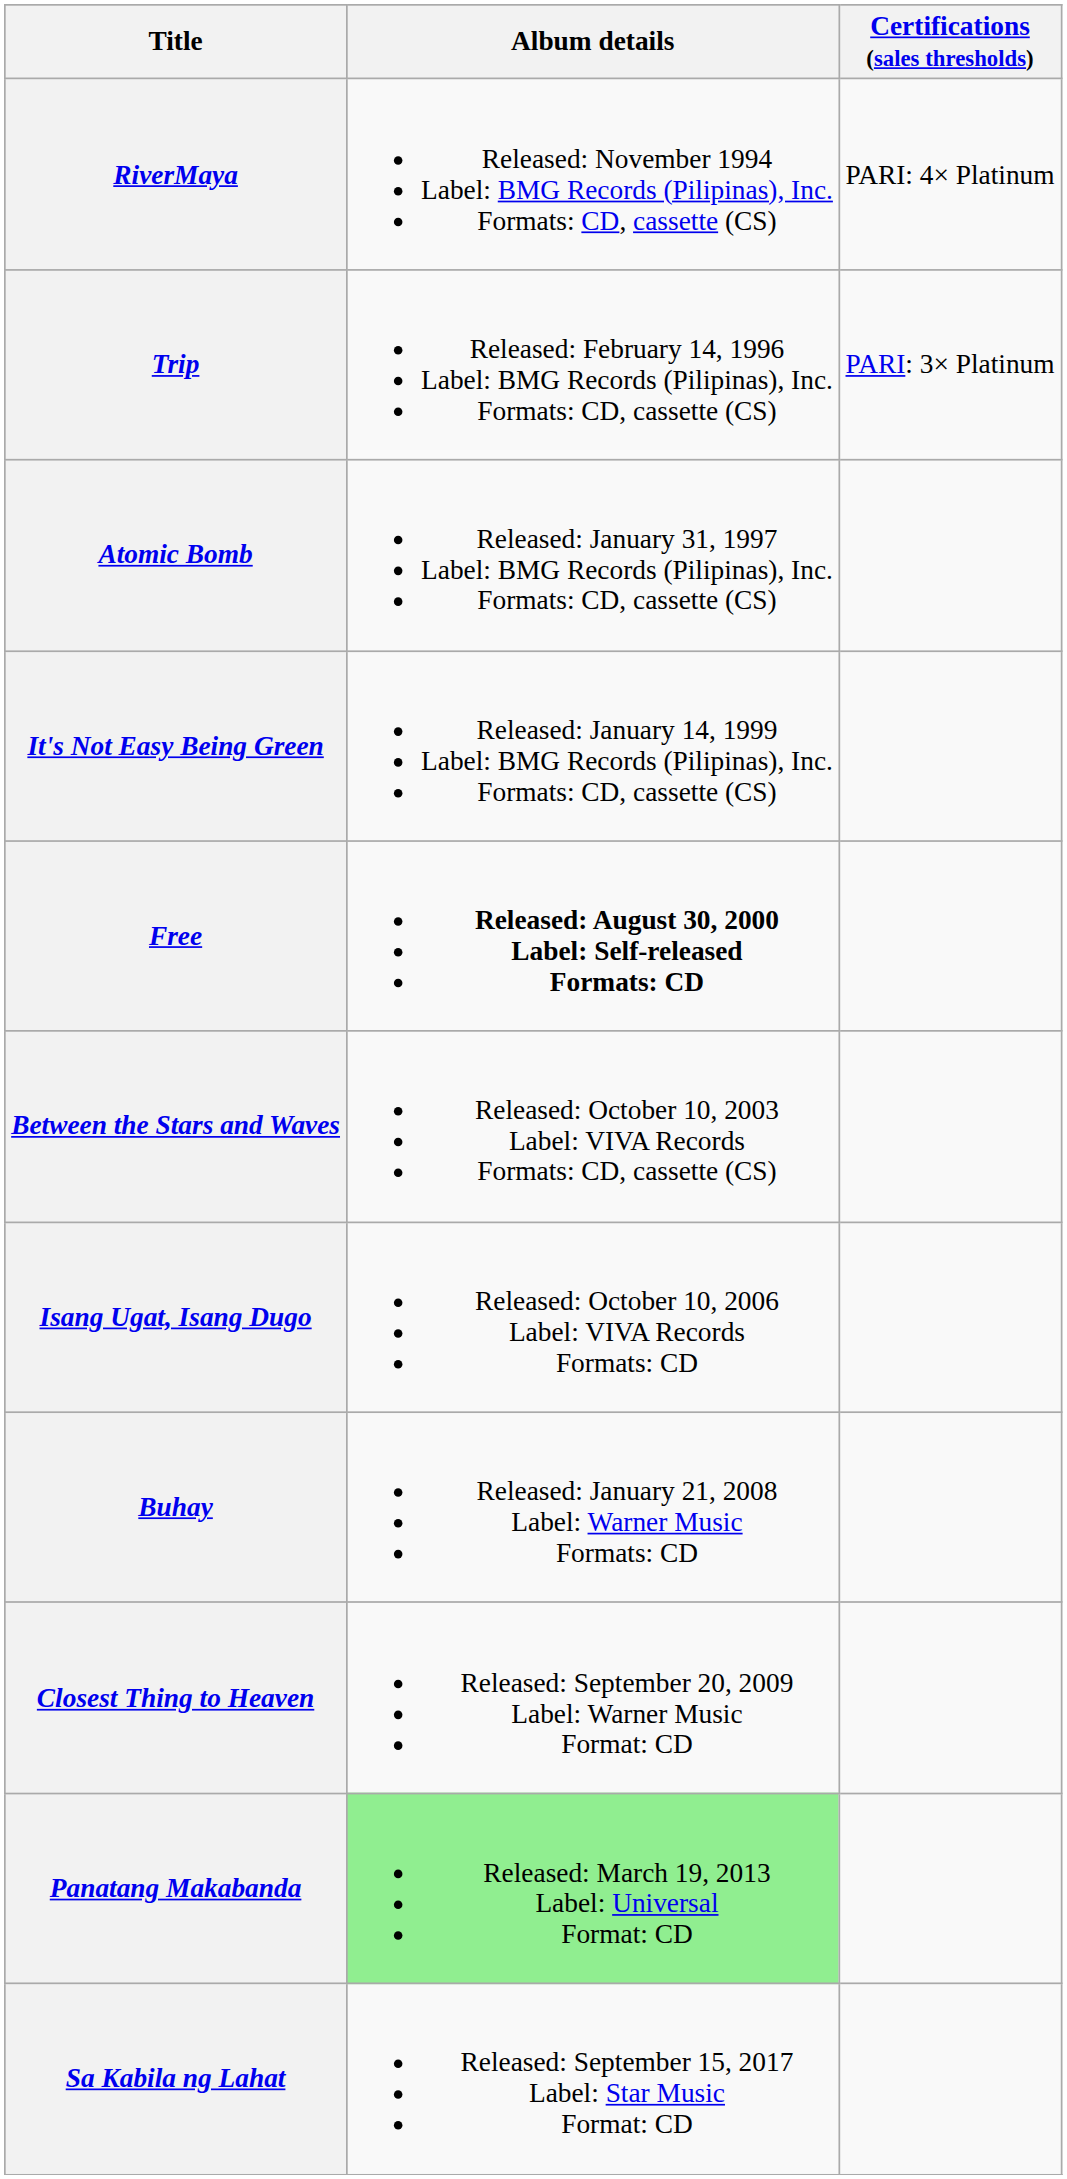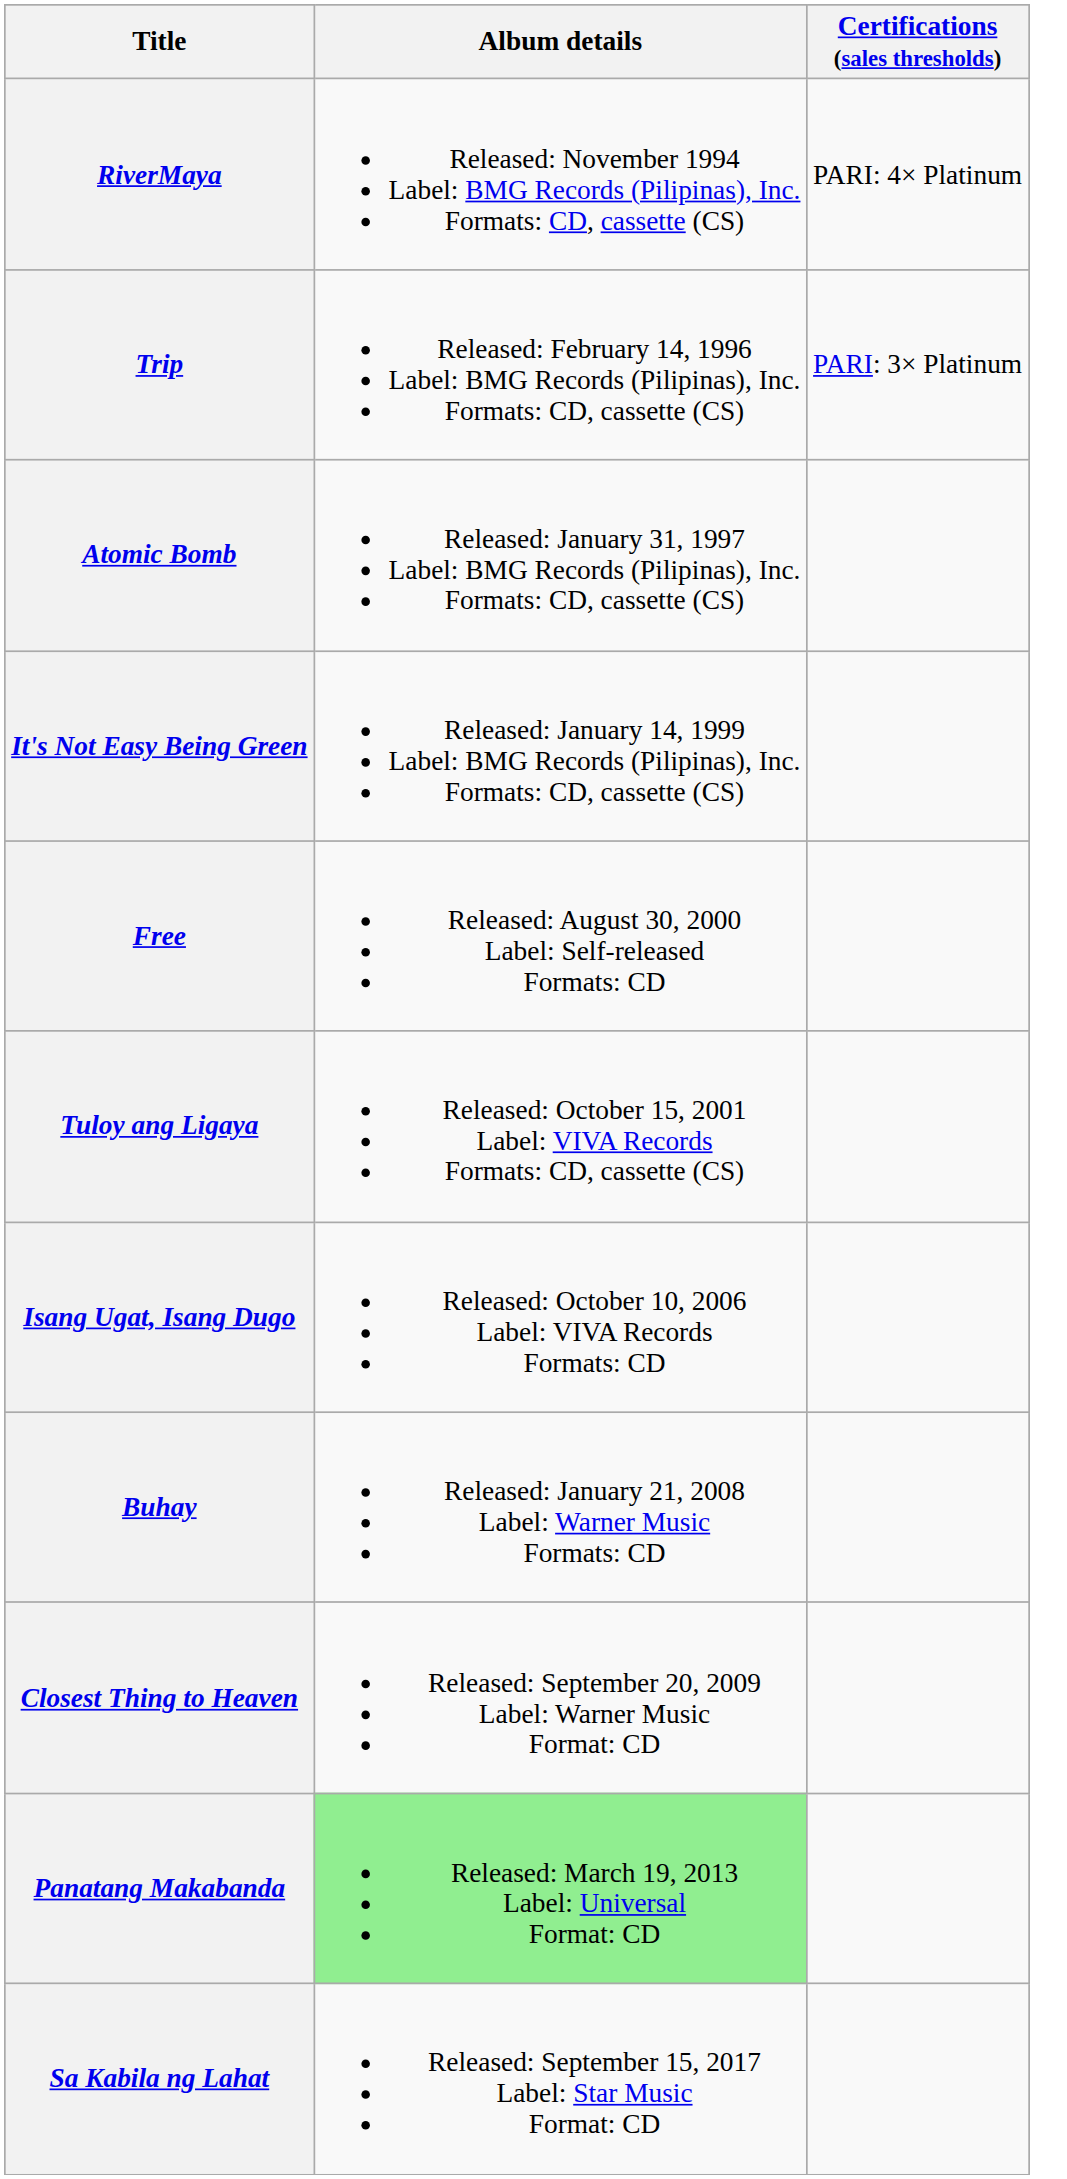(593, 951) bold -> (560, 951) normal
+ row: (159, 1126)
- row: (176, 1126)
